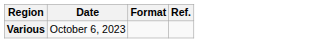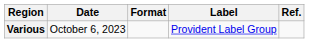+ column: (224, 12)
